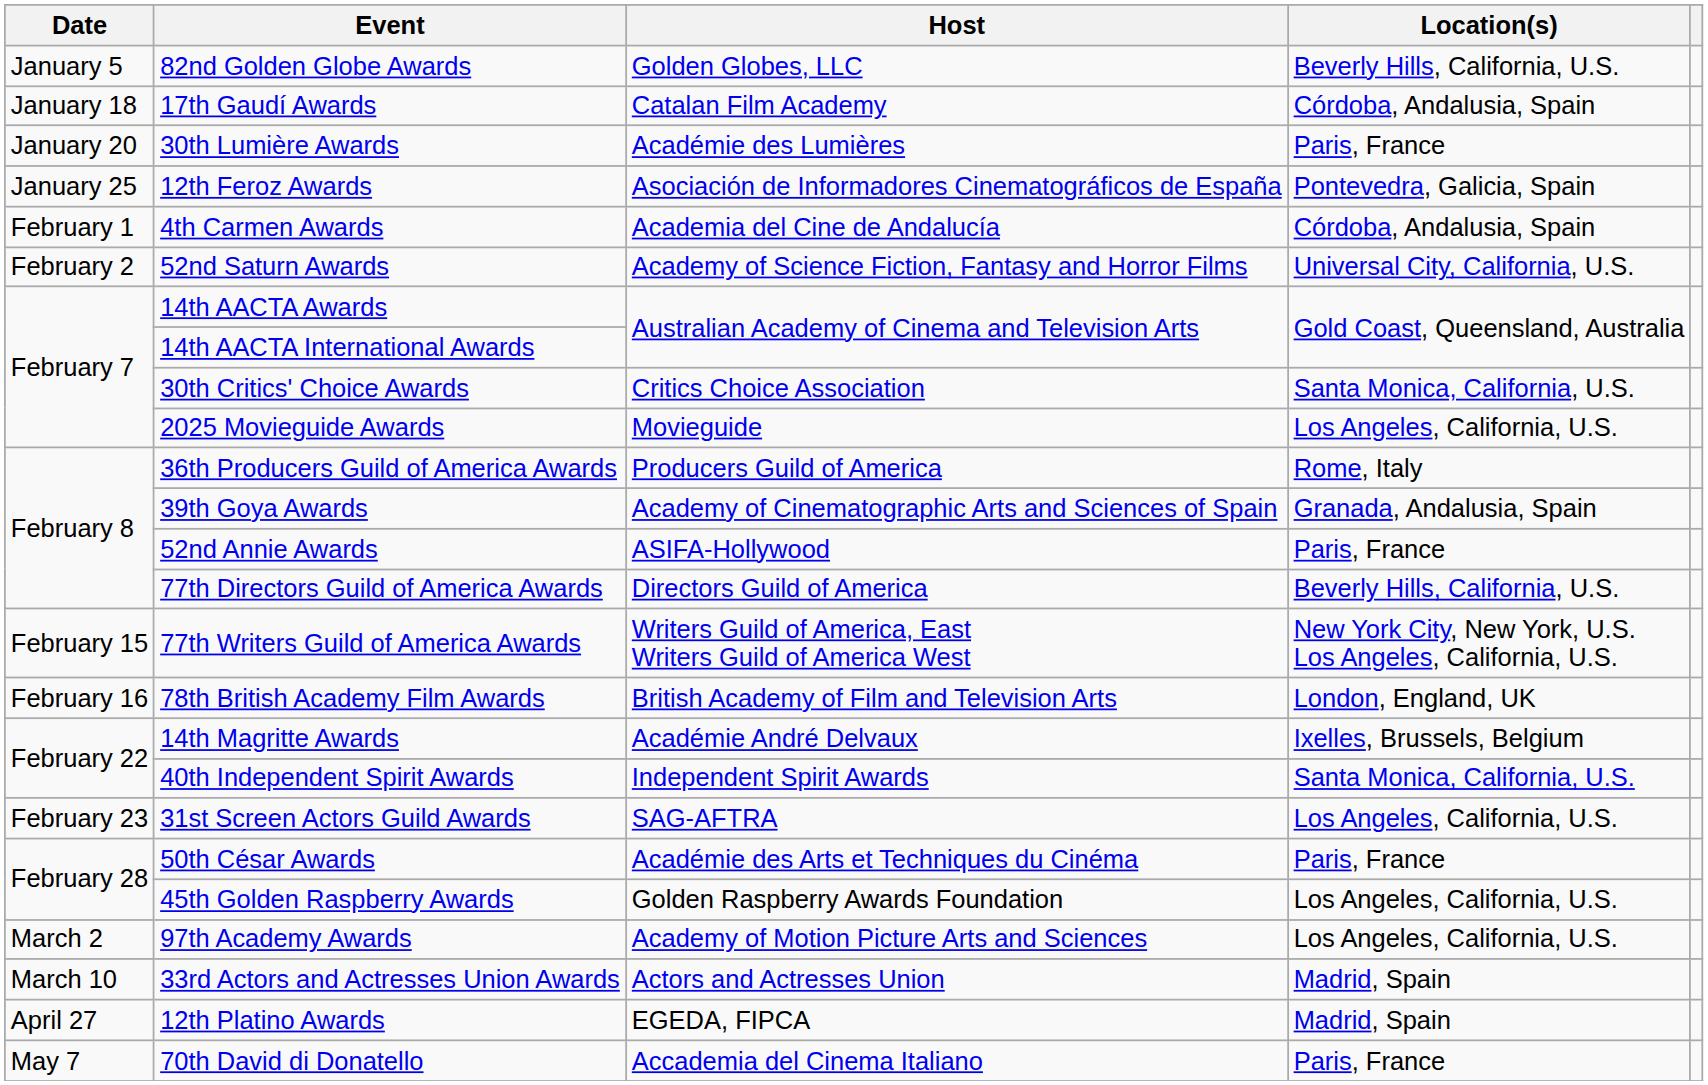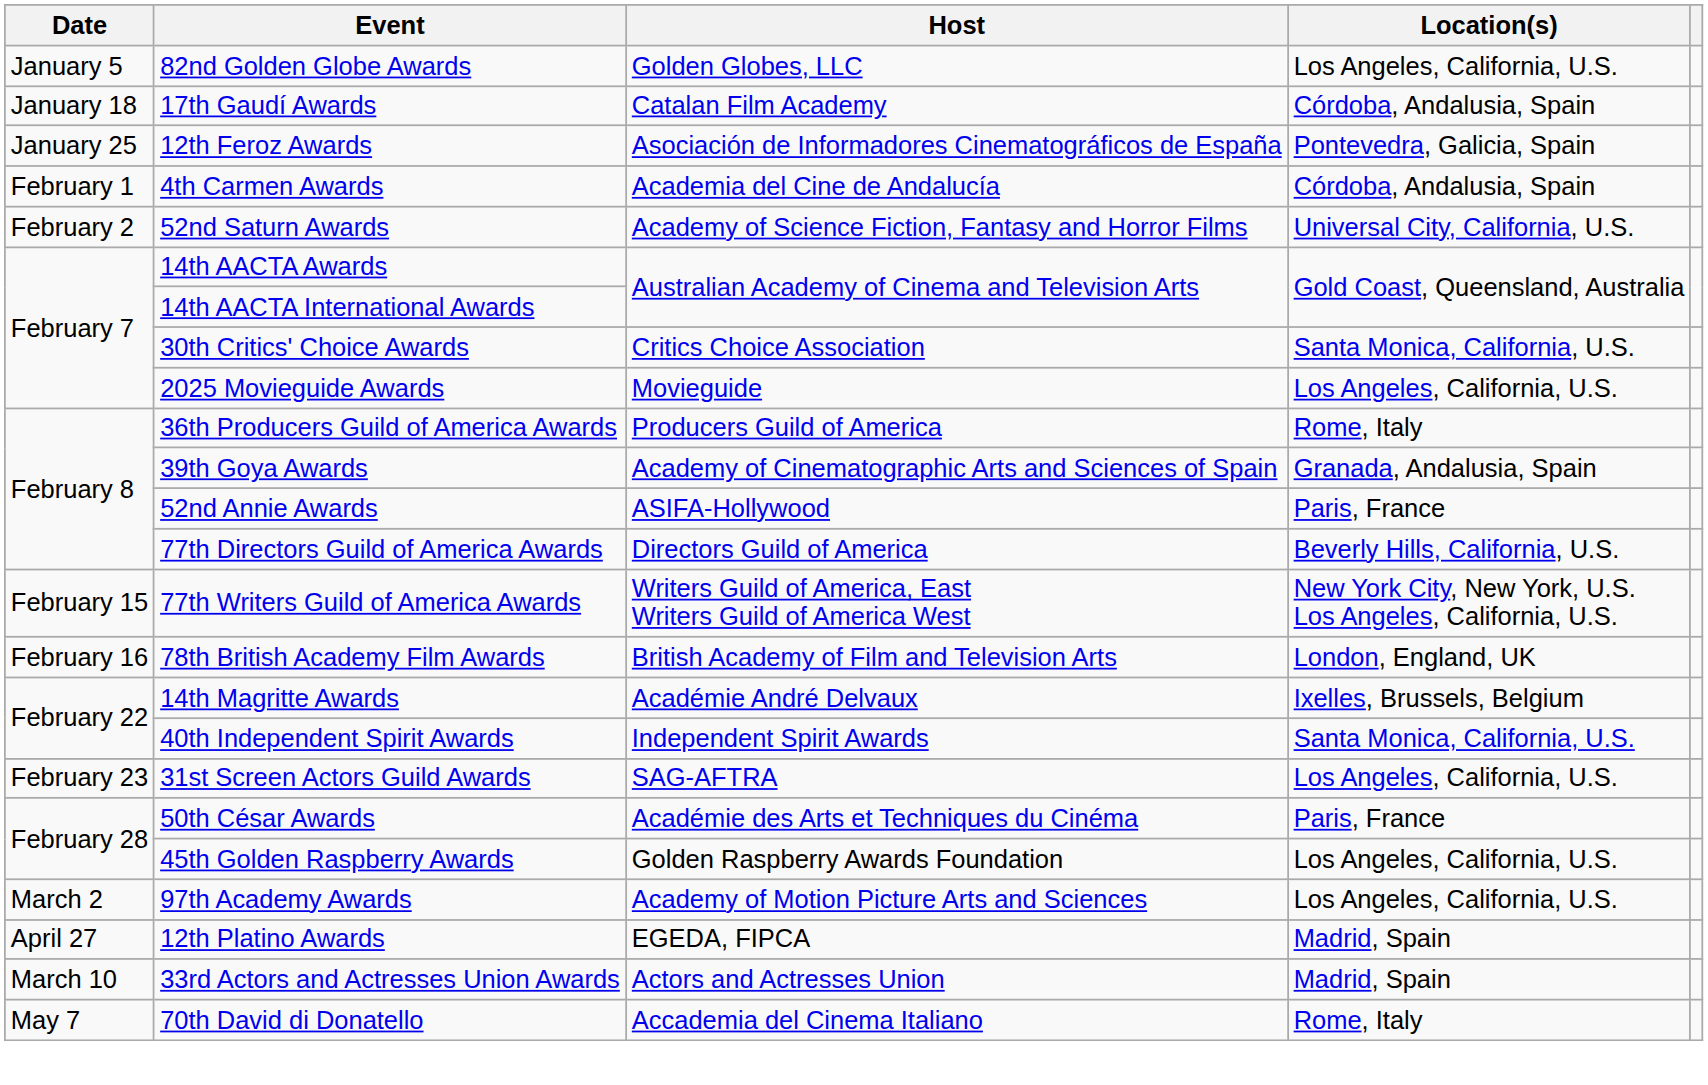(1456, 66) Beverly Hills, California, U.S. -> (1456, 66) Los Angeles, California, U.S.
- row: (280, 146)
rows swapped: (390, 980) <-> (272, 1020)
(1369, 1060) Paris, France -> (1358, 1020) Rome, Italy
